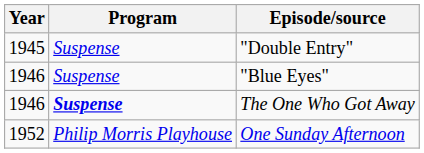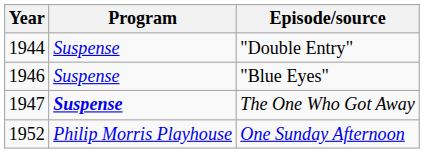(27, 47) 1945 -> (27, 47) 1944
(27, 104) 1946 -> (27, 104) 1947
